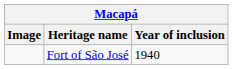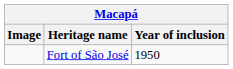(147, 54) 1940 -> (147, 54) 1950
